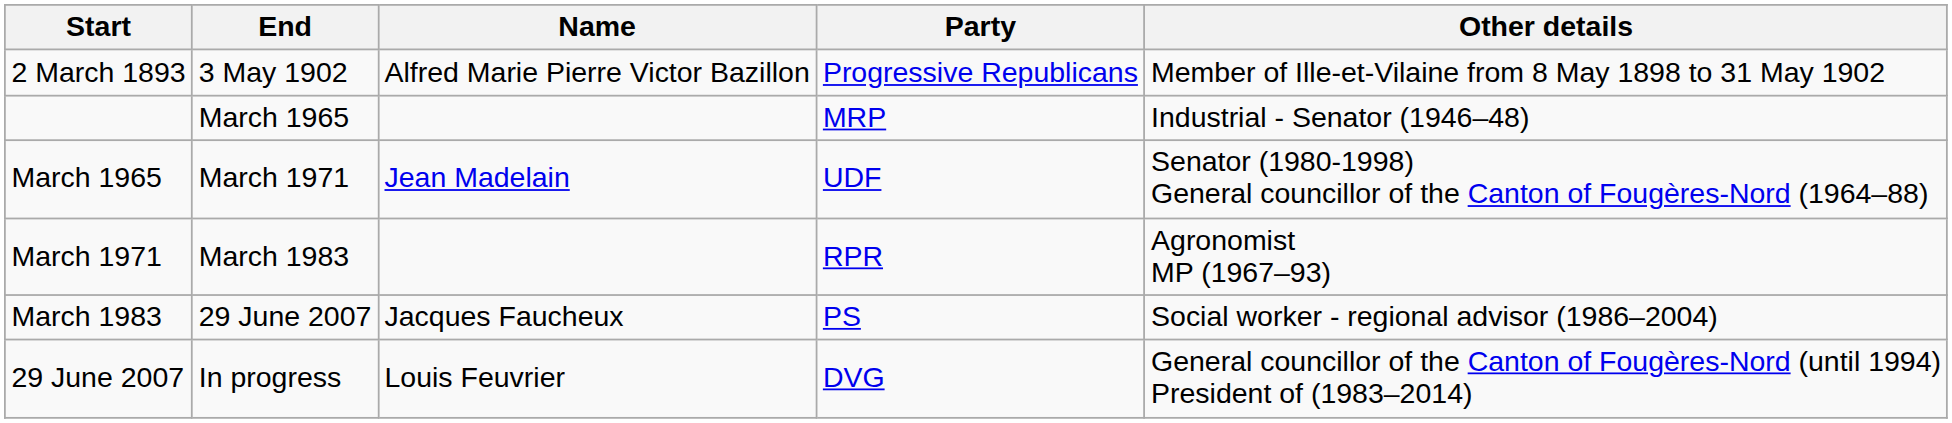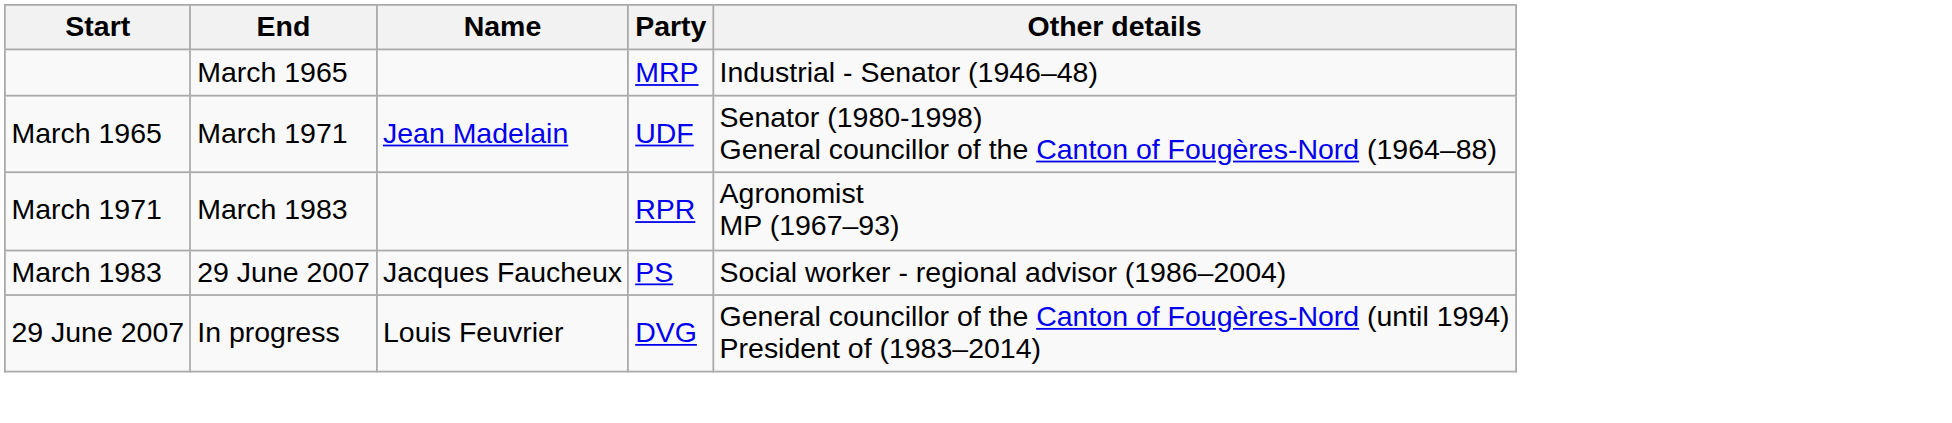- row: (99, 72)
